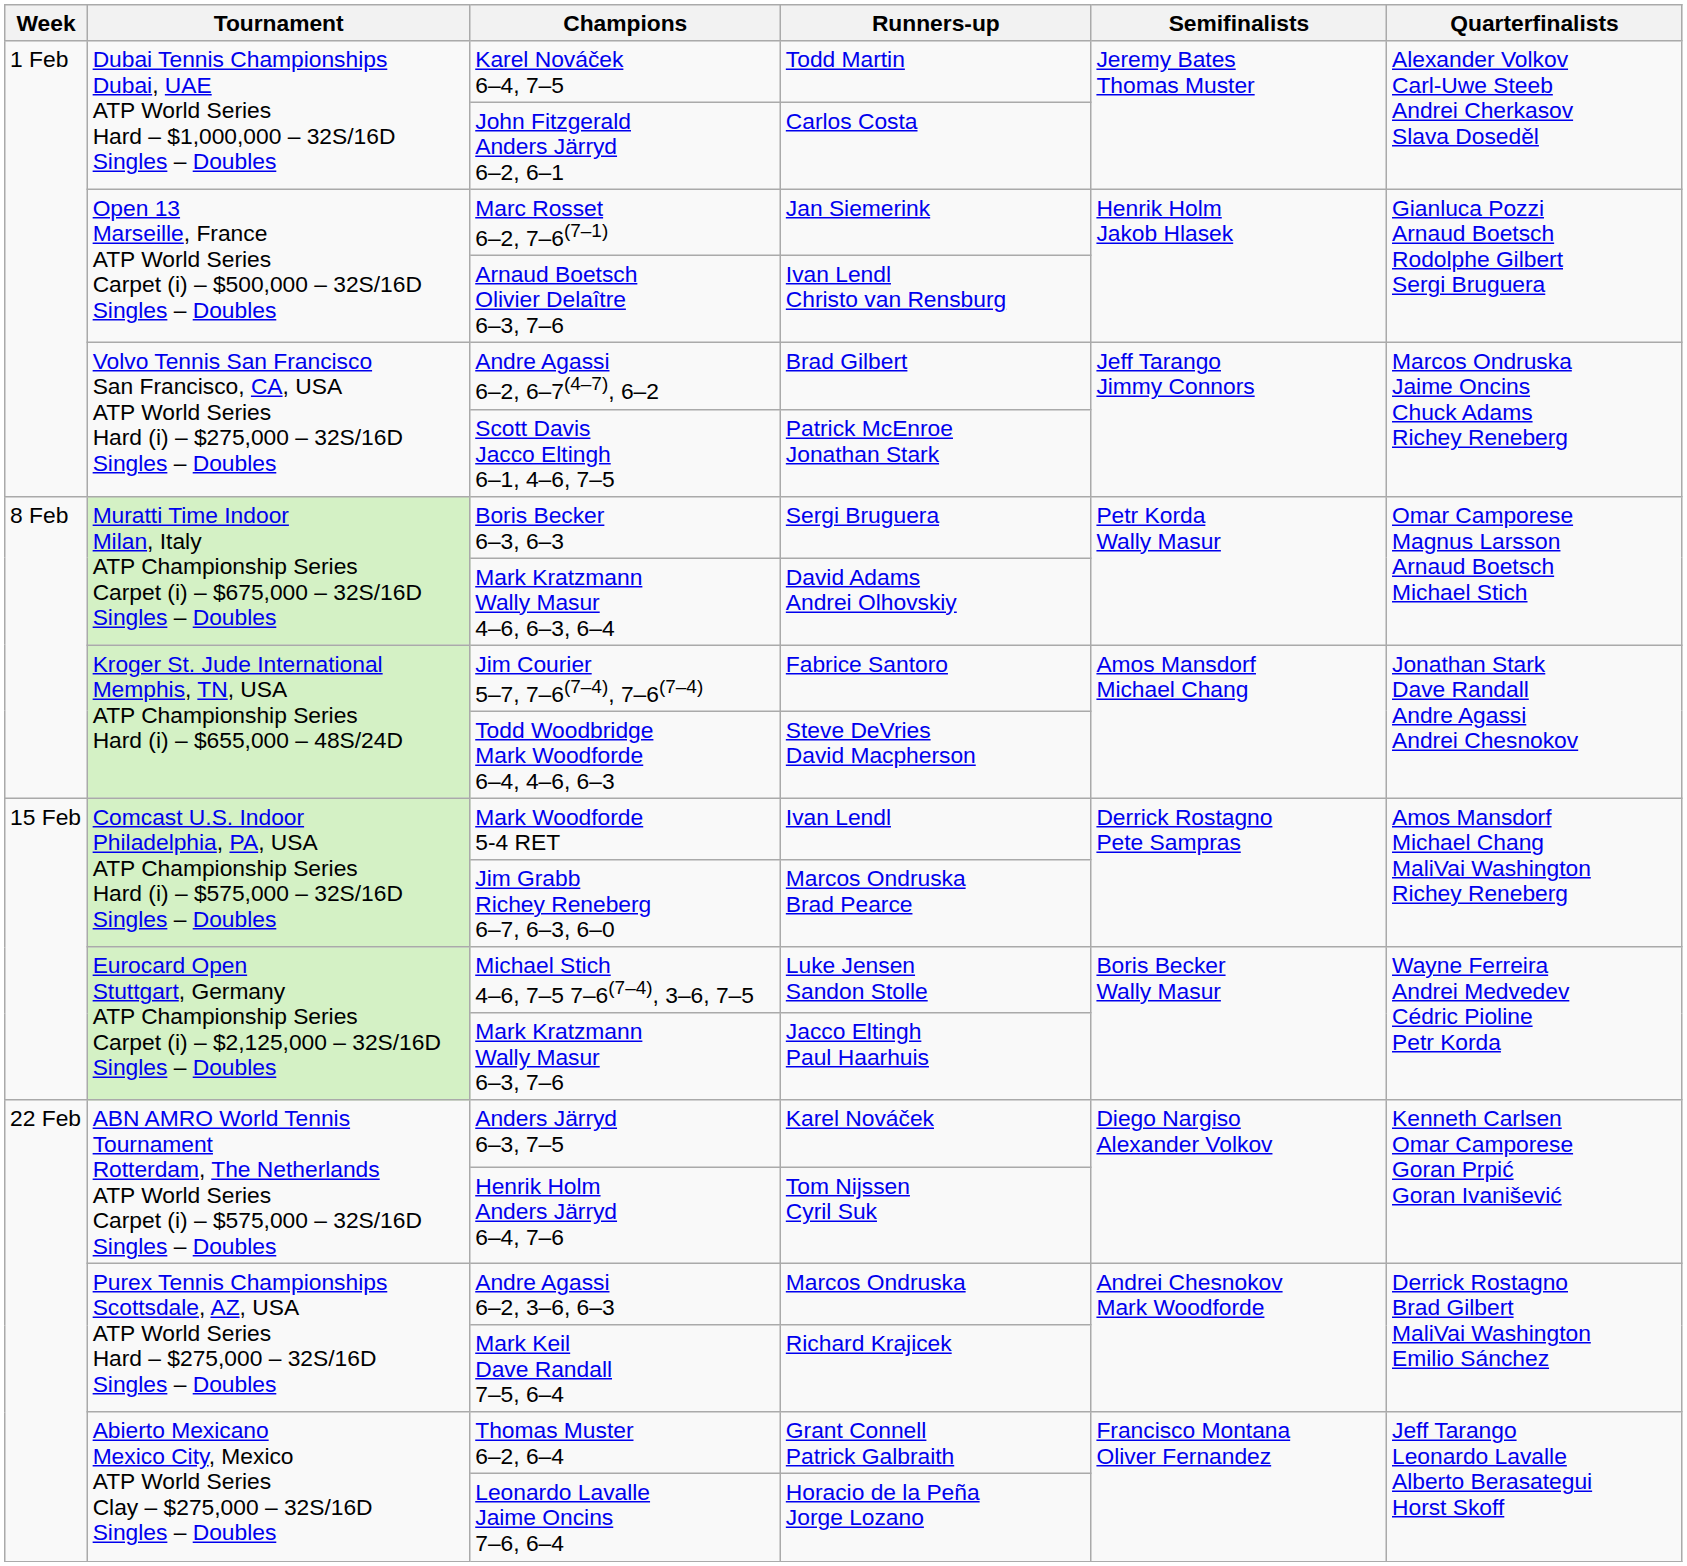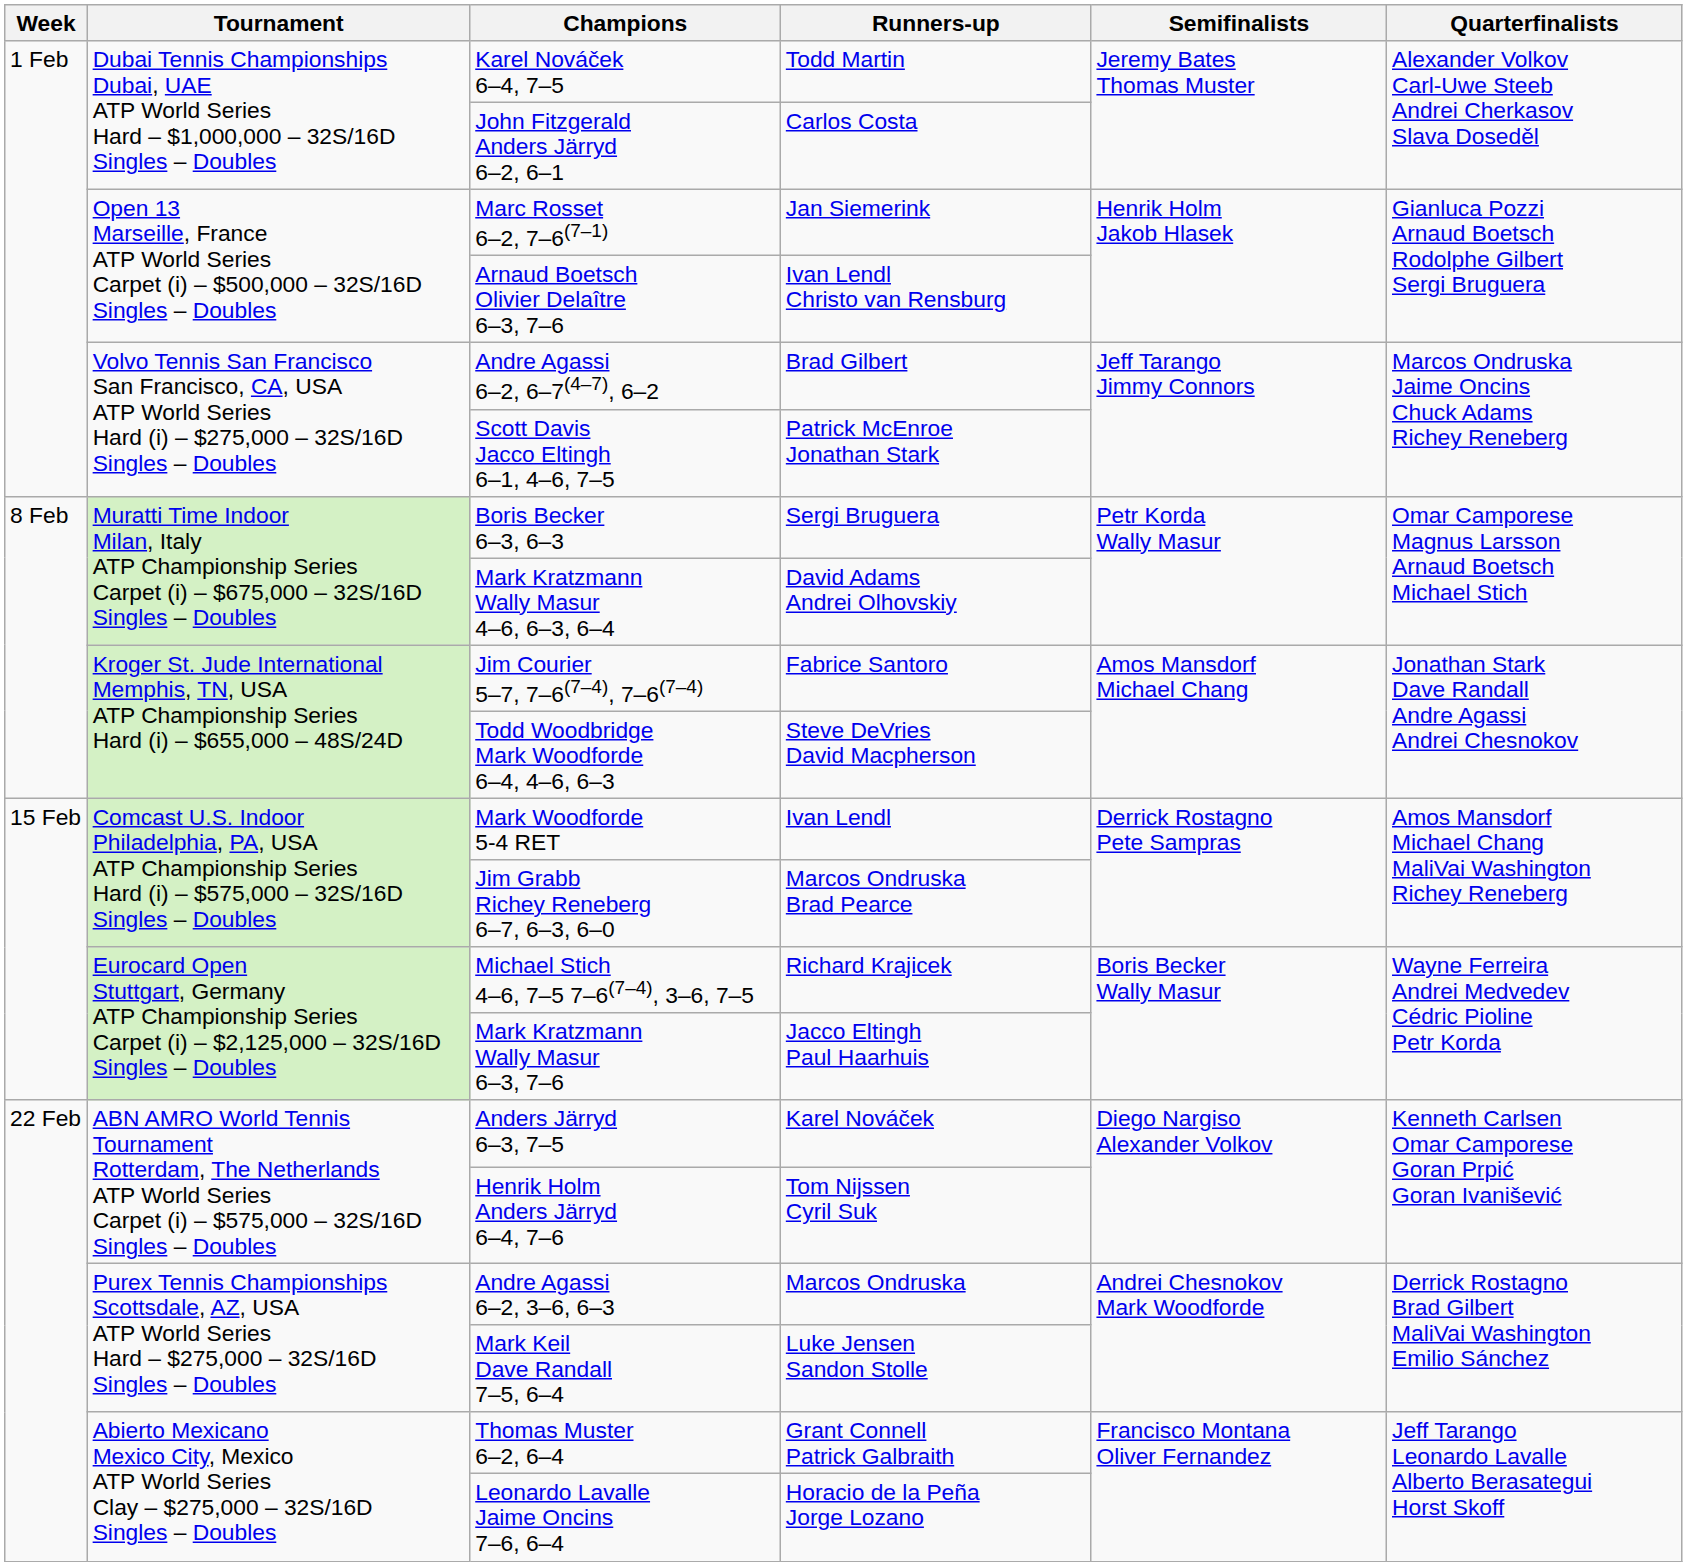(857, 978) Luke Jensen Sandon Stolle -> (869, 965) Richard Krajicek
(869, 1343) Richard Krajicek -> (857, 1356) Luke Jensen Sandon Stolle
